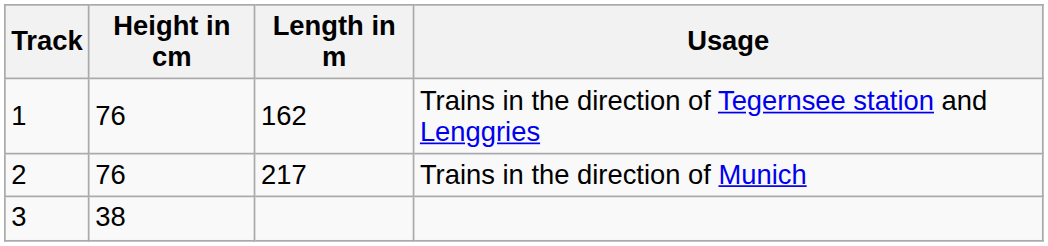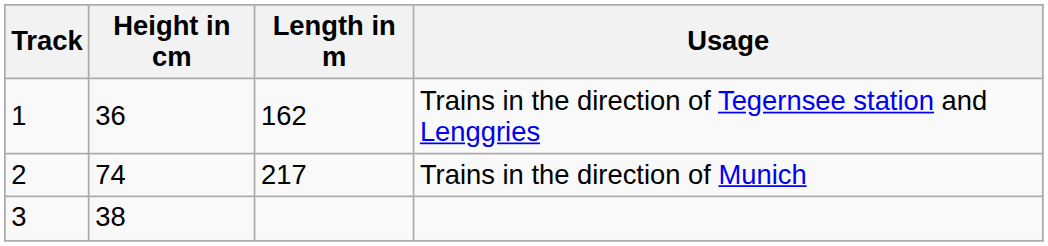(110, 115) 76 -> (110, 115) 36
(110, 174) 76 -> (110, 174) 74
